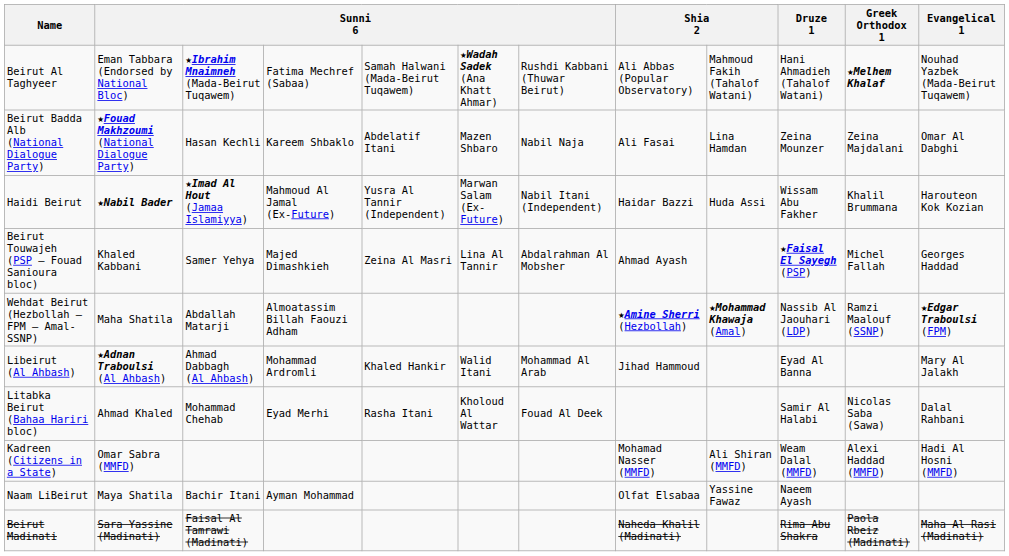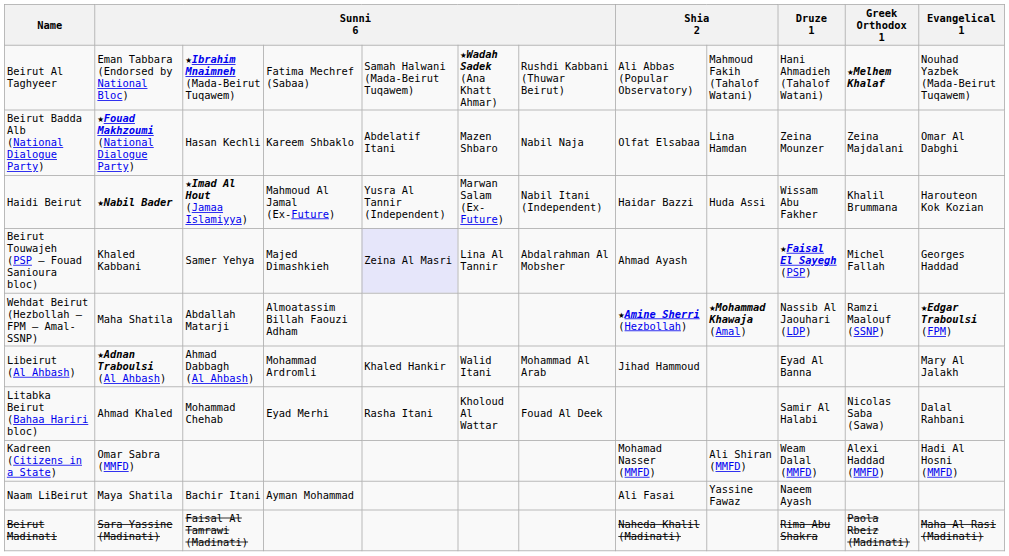(646, 143) Ali Fasai -> (659, 143) Olfat Elsabaa
(408, 261) no background -> (408, 261) lavender background
(659, 495) Olfat Elsabaa -> (646, 495) Ali Fasai
